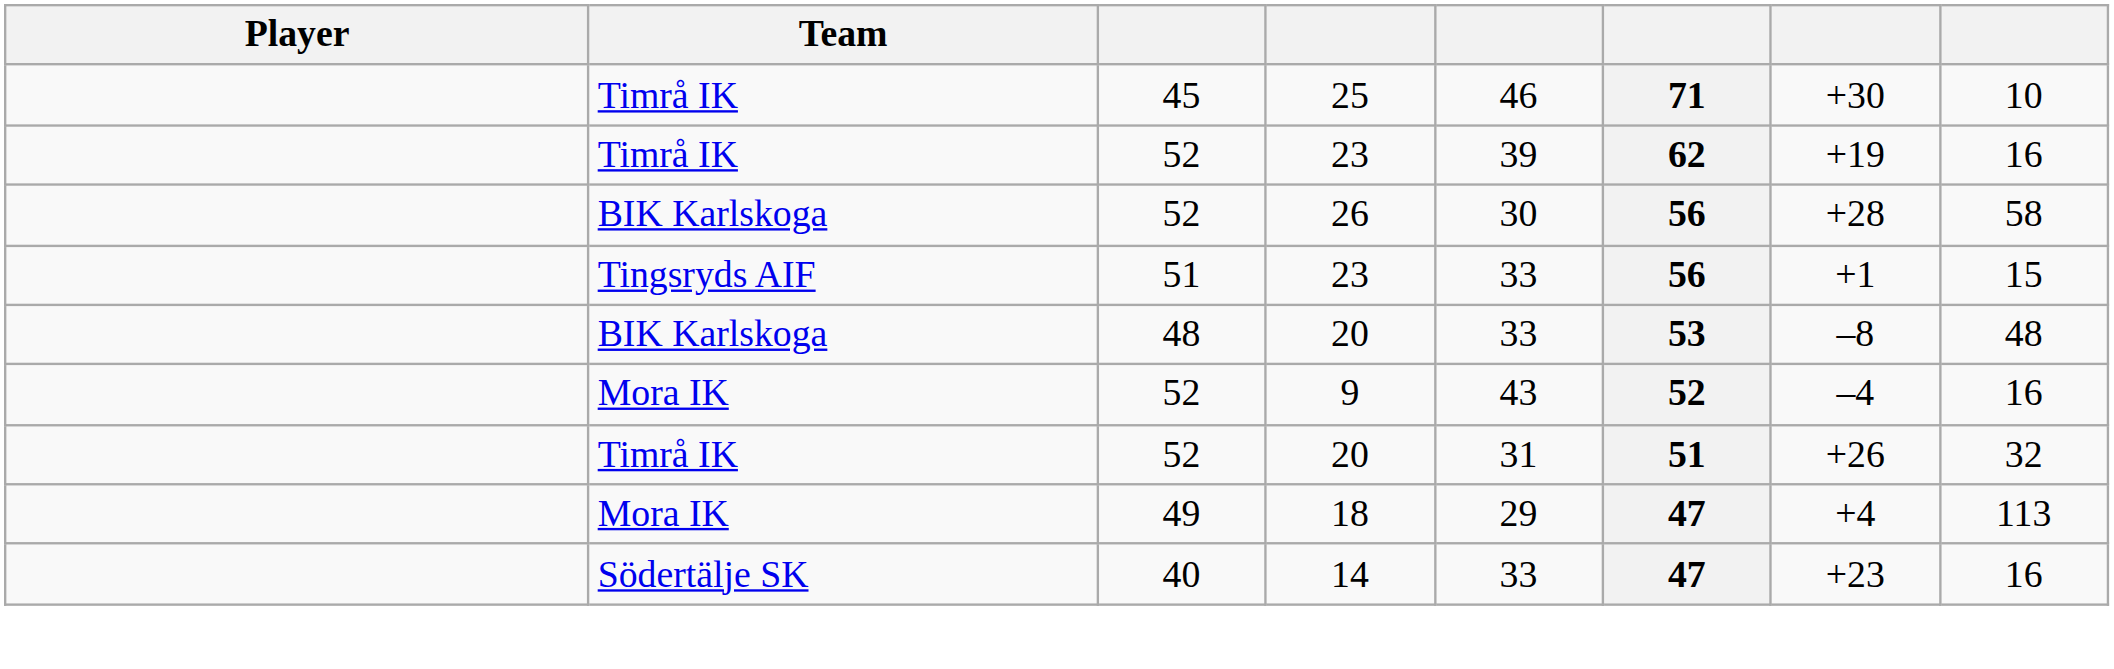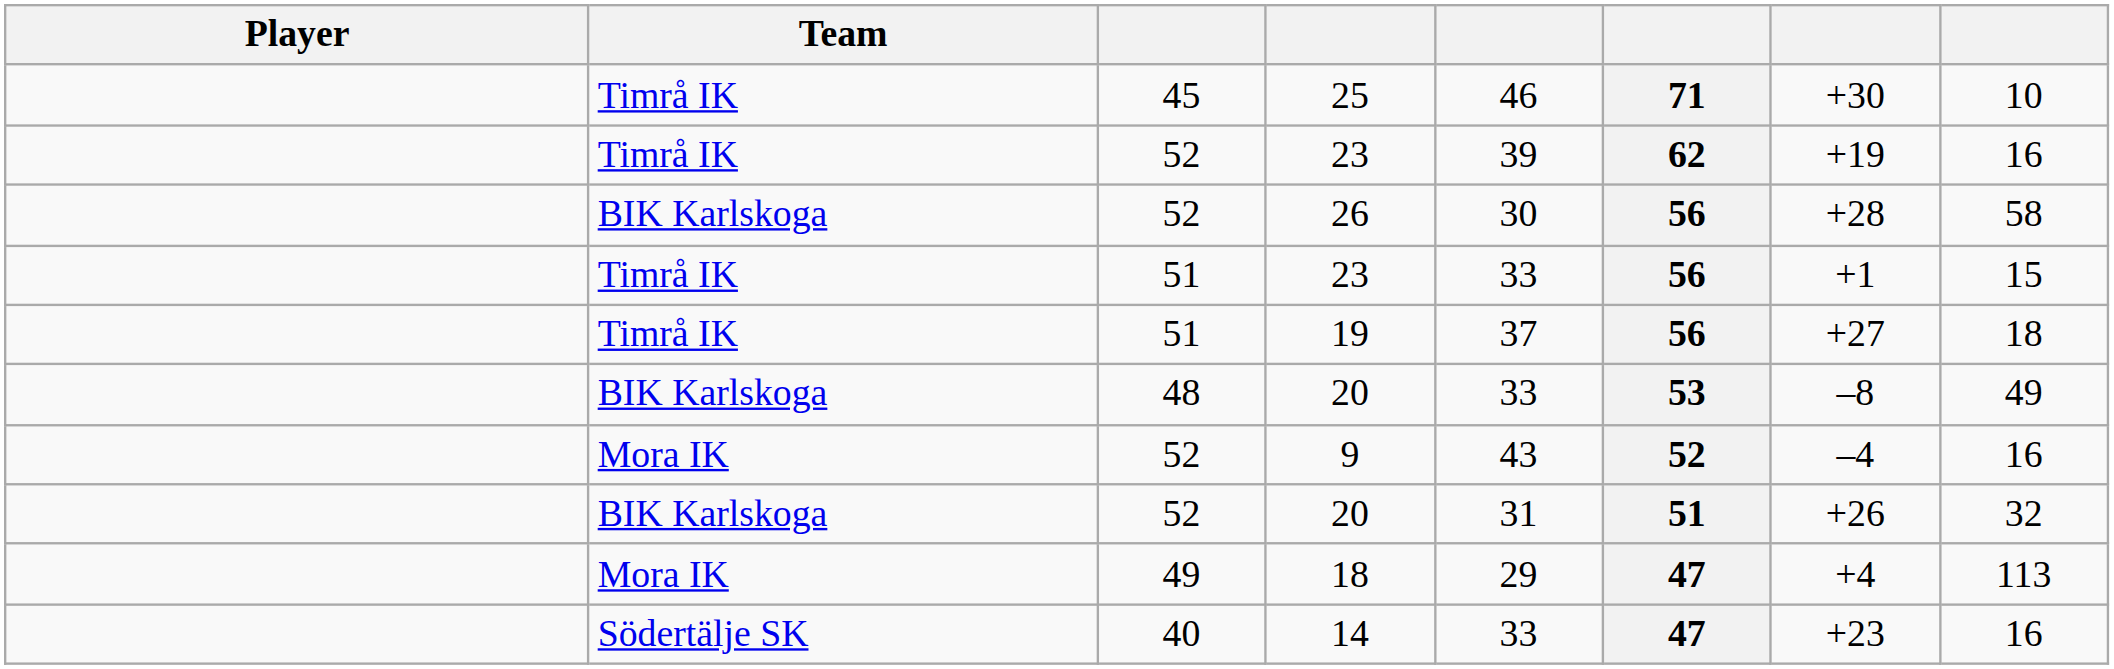(707, 273) Tingsryds AIF -> (668, 273) Timrå IK
+ row: (1181, 333)
(2024, 333) 48 -> (2024, 393) 49
(668, 453) Timrå IK -> (713, 513) BIK Karlskoga
